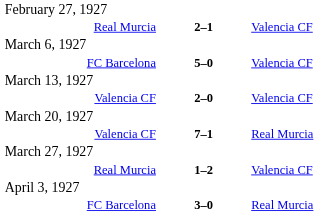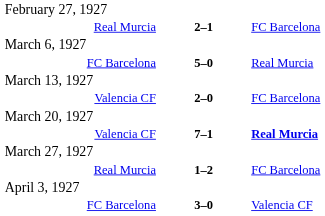(282, 27) Valencia CF -> (286, 27) FC Barcelona
(282, 62) Valencia CF -> (282, 62) Real Murcia
(282, 98) Valencia CF -> (286, 98) FC Barcelona
(282, 134) normal -> (285, 134) bold
(282, 169) Valencia CF -> (286, 169) FC Barcelona
(282, 205) Real Murcia -> (282, 205) Valencia CF
